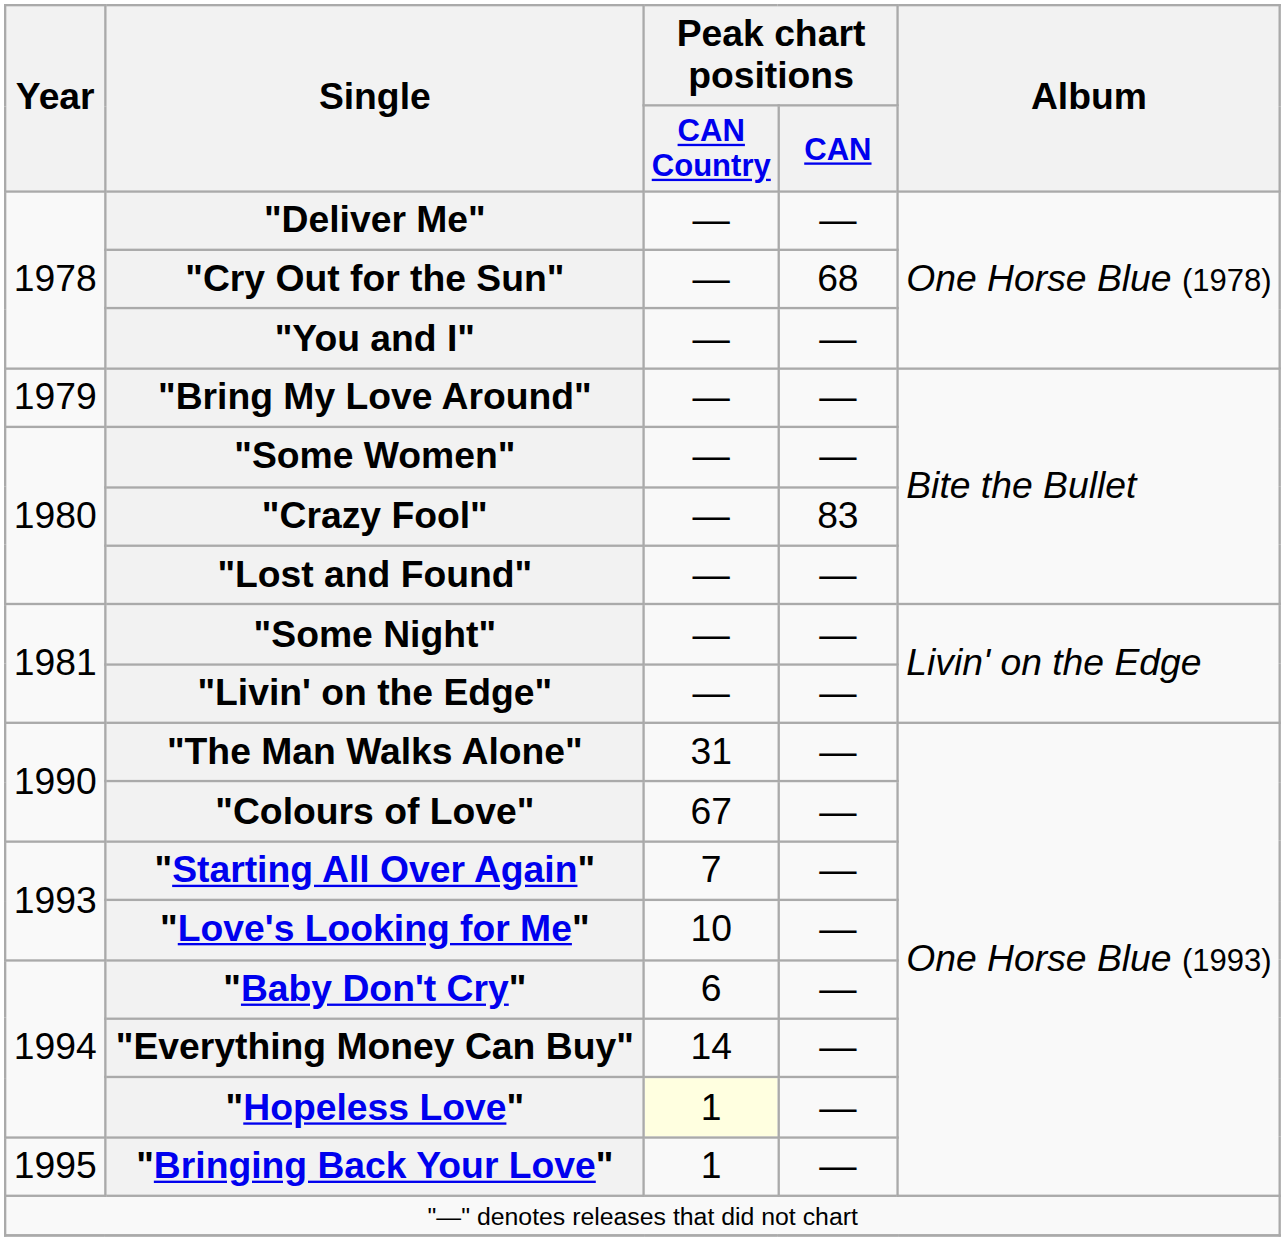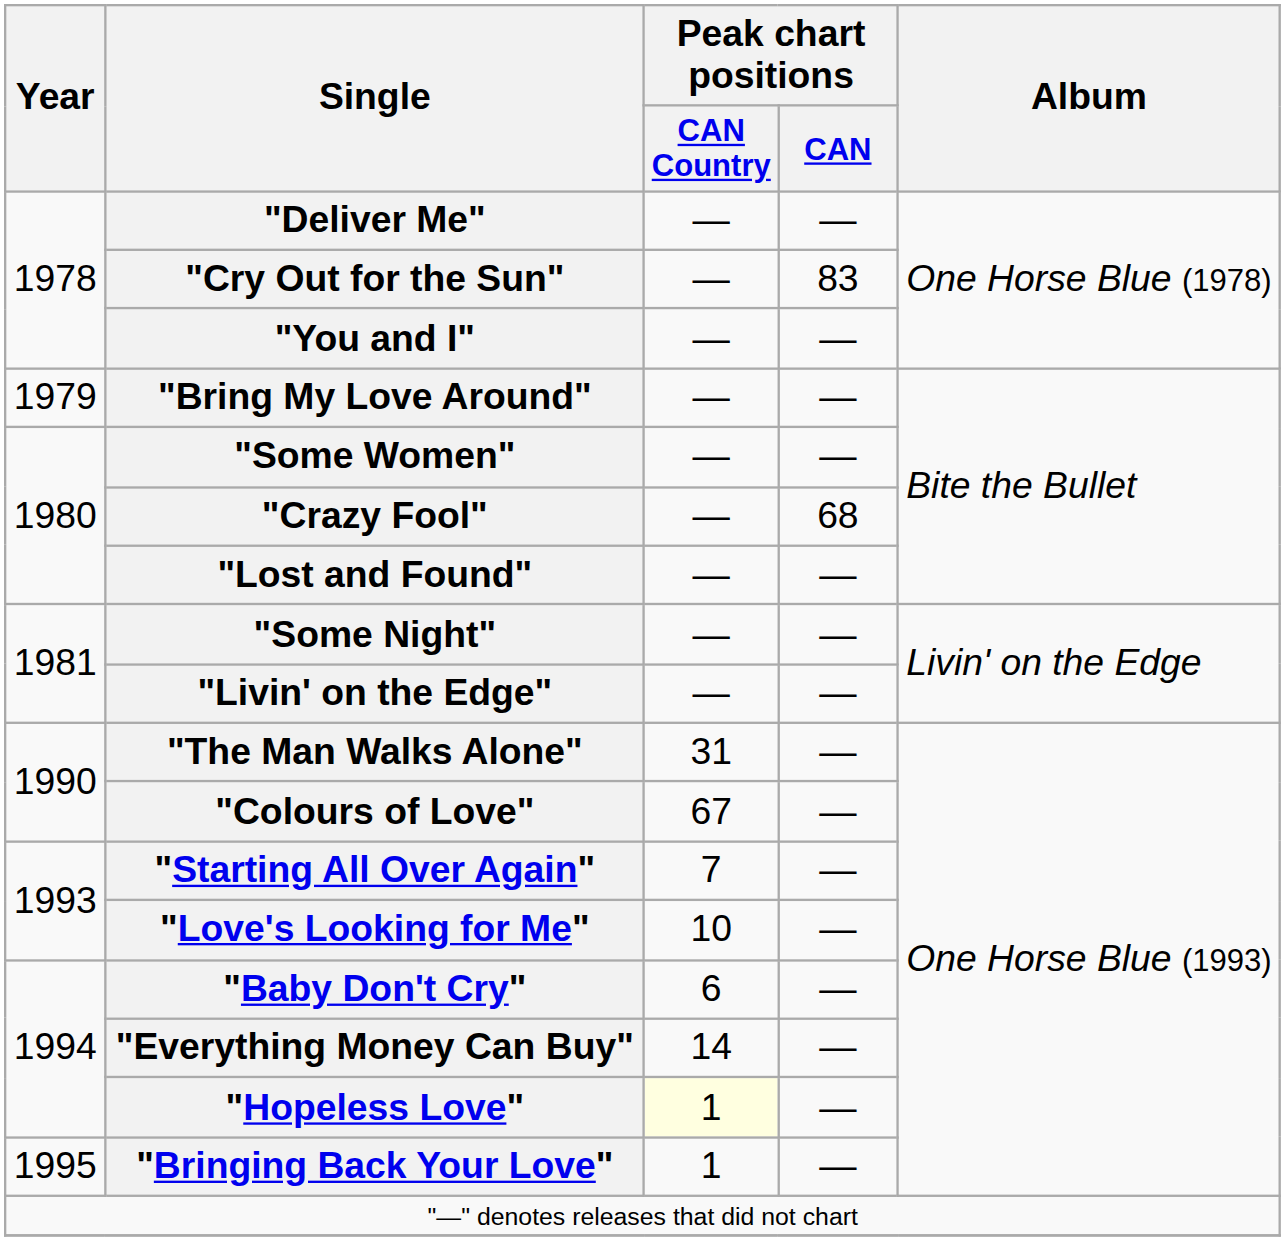(838, 278) 68 -> (838, 278) 83
(838, 515) 83 -> (838, 515) 68
